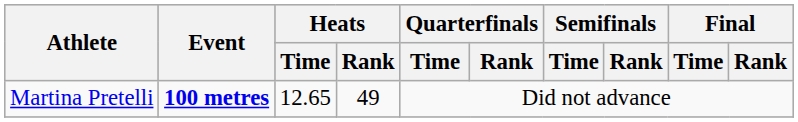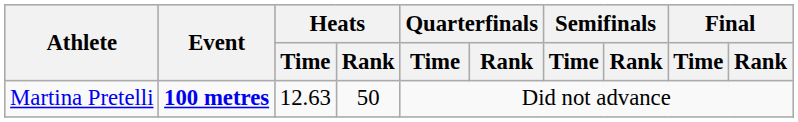(305, 98) 12.65 -> (305, 98) 12.63
(368, 98) 49 -> (368, 98) 50
